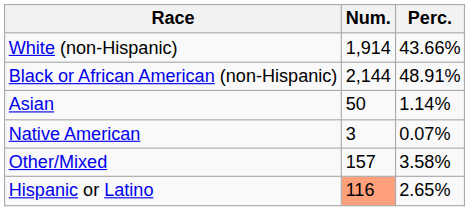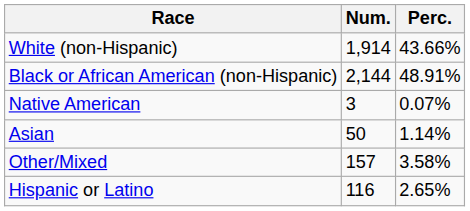rows swapped: (75, 133) <-> (31, 104)
(360, 190) lightsalmon background -> (360, 190) no background
